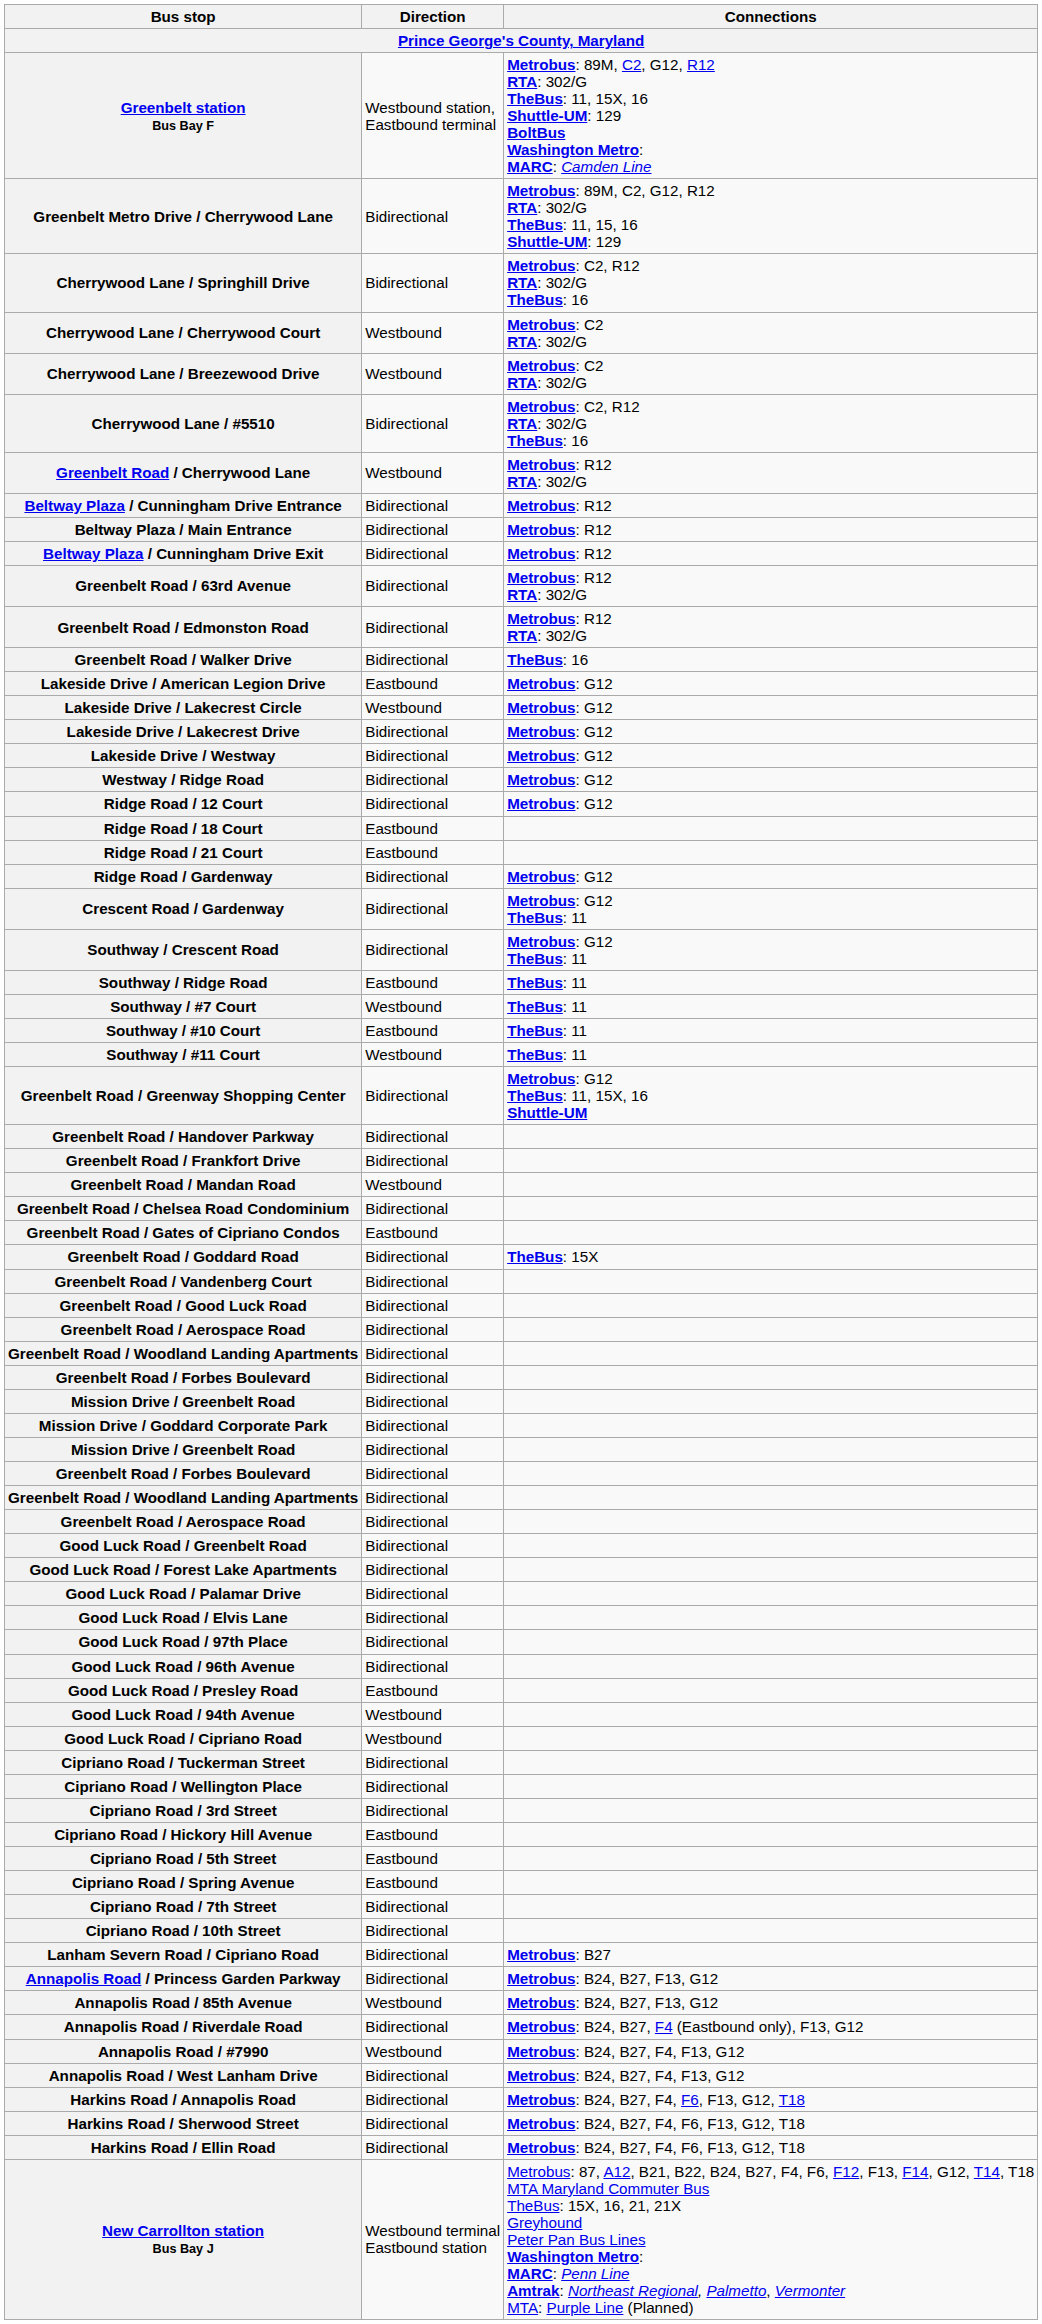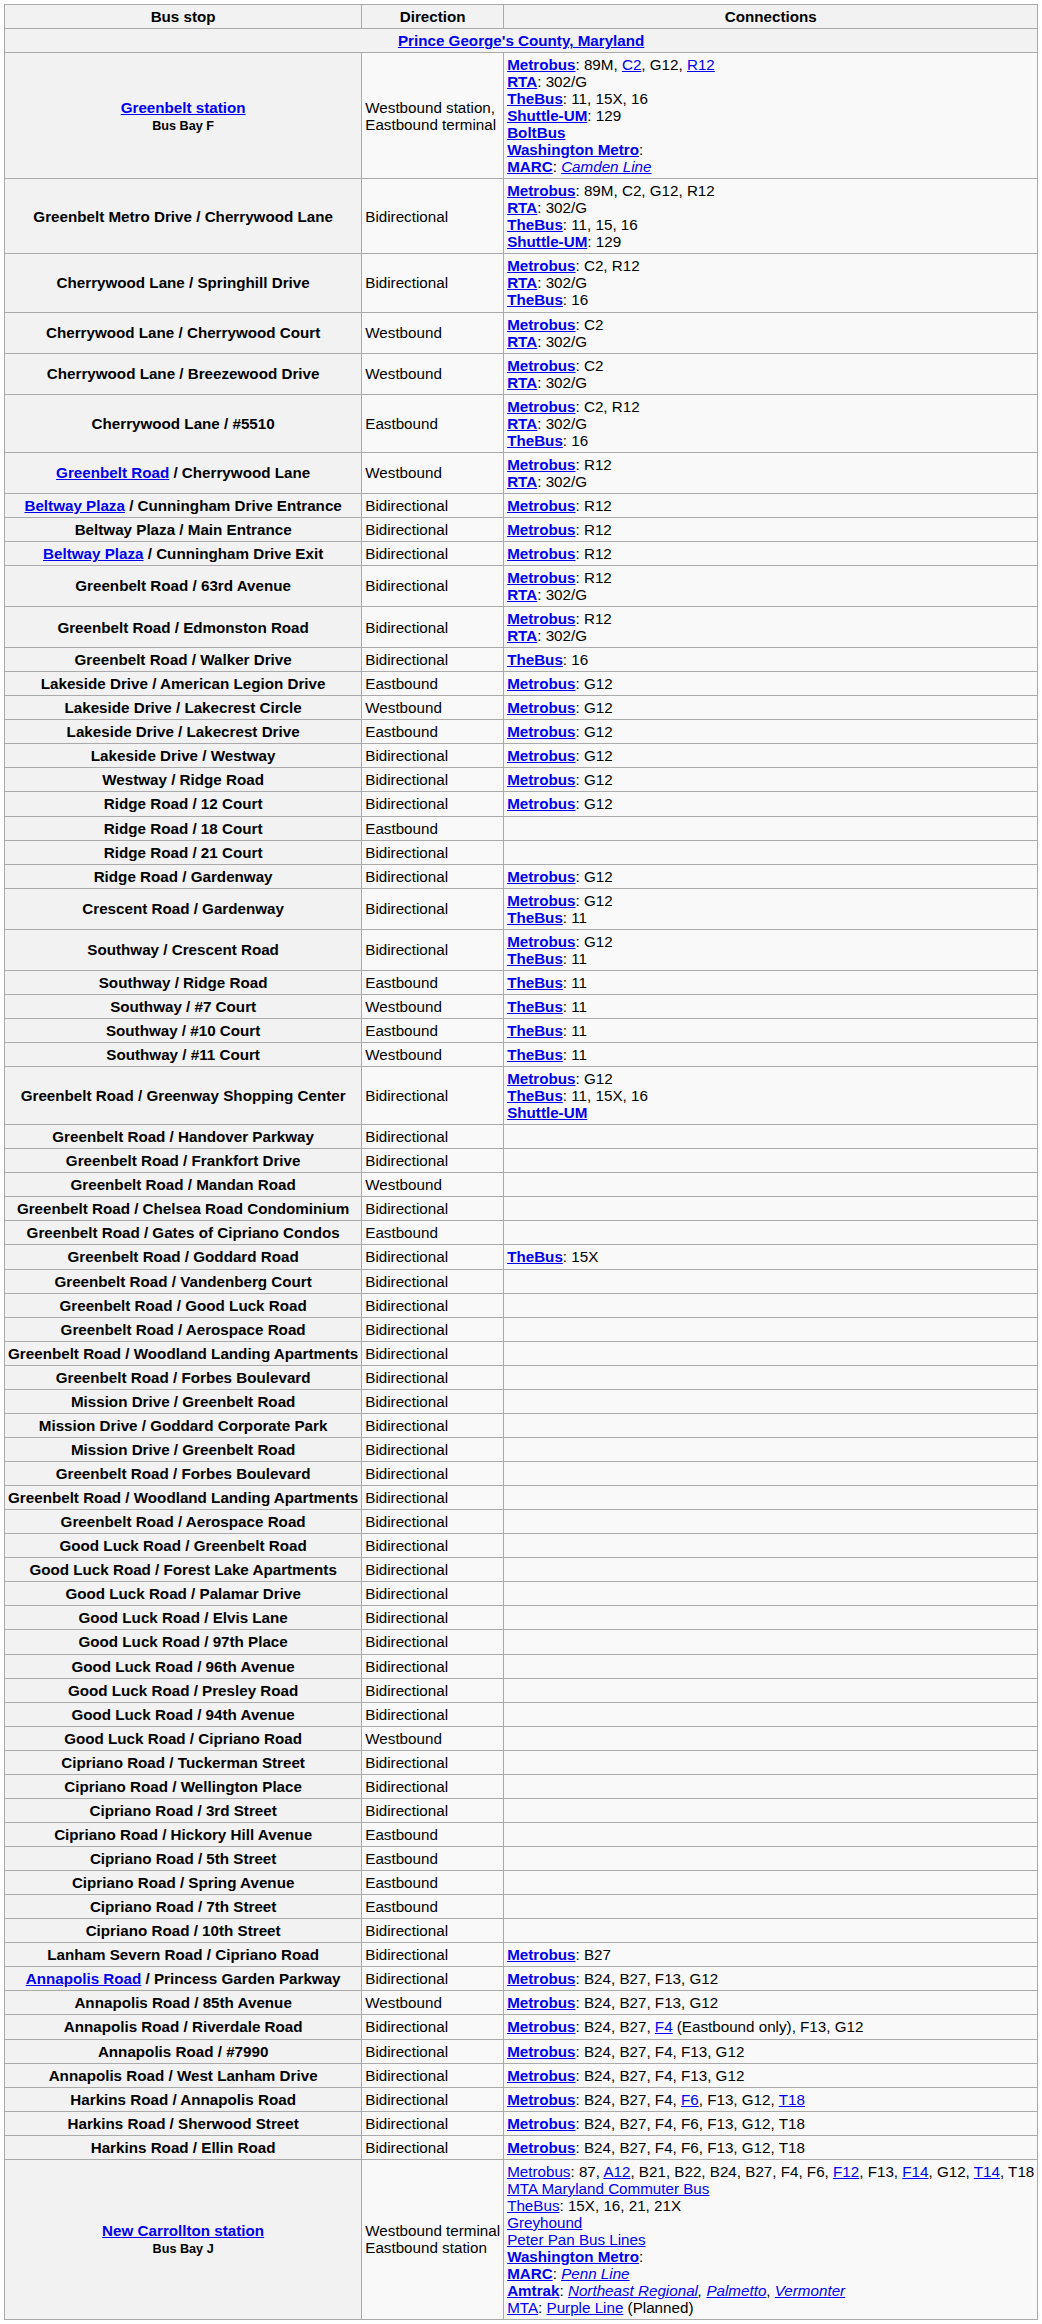(407, 423) Bidirectional -> (402, 423) Eastbound
(407, 732) Bidirectional -> (402, 732) Eastbound
(402, 852) Eastbound -> (407, 852) Bidirectional
(402, 1690) Eastbound -> (407, 1690) Bidirectional
(404, 1714) Westbound -> (407, 1714) Bidirectional
(407, 1907) Bidirectional -> (402, 1907) Eastbound
(404, 2051) Westbound -> (407, 2051) Bidirectional
